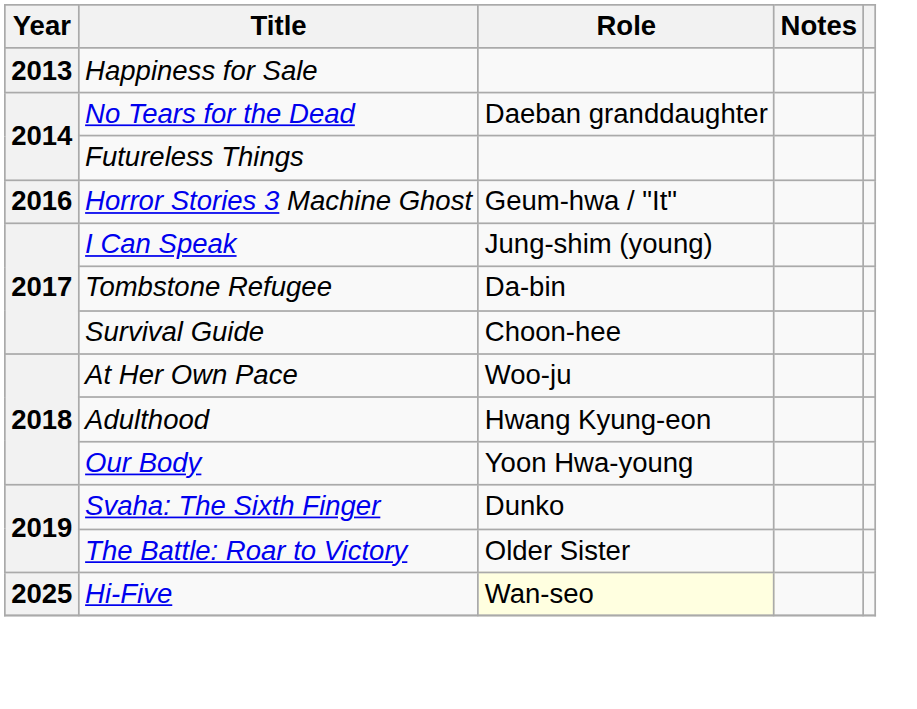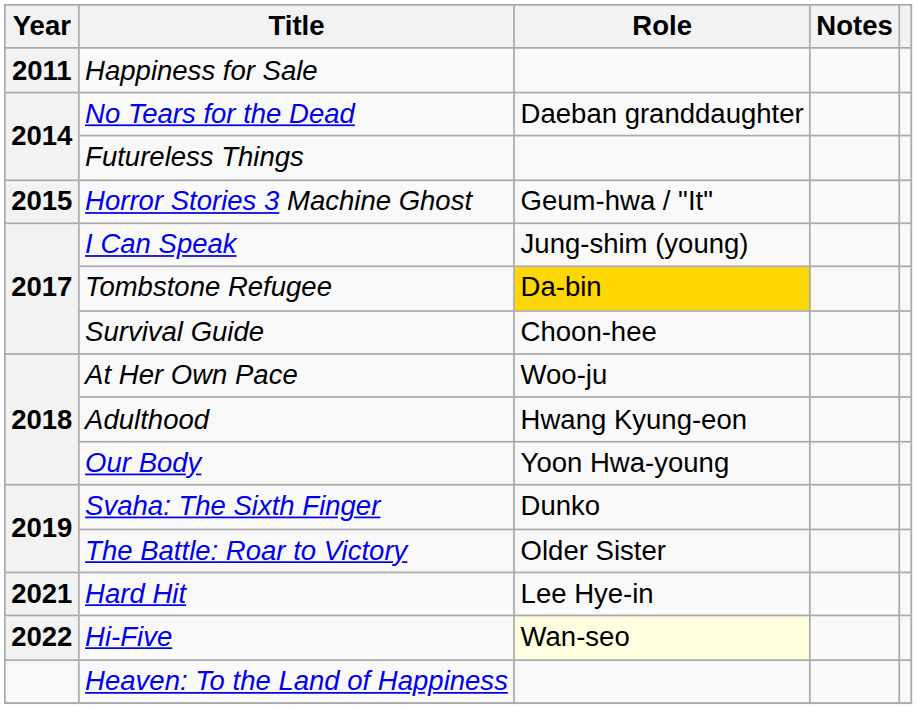(42, 69) 2013 -> (42, 69) 2011
(42, 200) 2016 -> (42, 200) 2015
(525, 288) no background -> (561, 288) gold background
+ row: (136, 593)
(42, 593) 2025 -> (42, 637) 2022
+ row: (297, 680)
